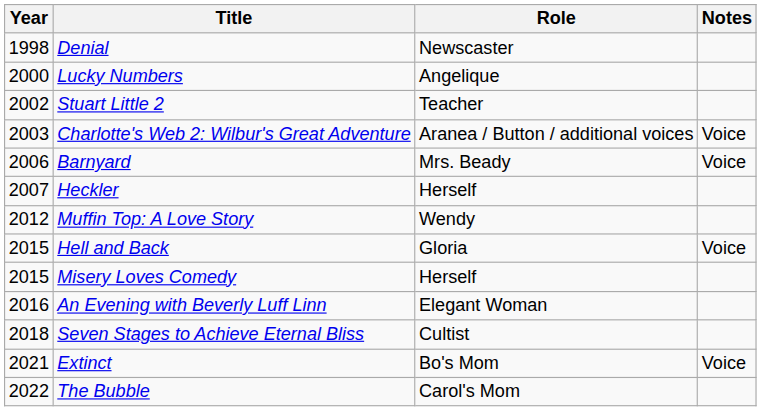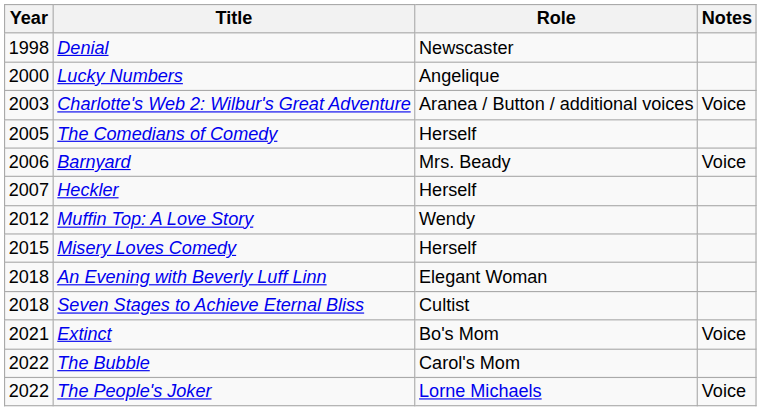- row: (111, 104)
+ row: (167, 133)
- row: (113, 248)
(29, 305) 2016 -> (29, 276) 2018
+ row: (134, 391)
